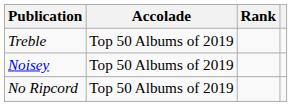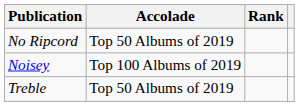rows swapped: (43, 88) <-> (27, 40)
(161, 64) Top 50 Albums of 2019 -> (165, 64) Top 100 Albums of 2019
